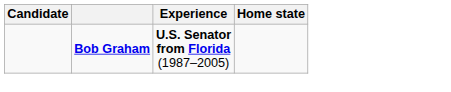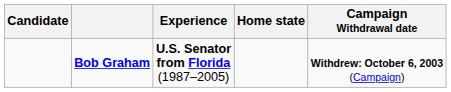+ column: (377, 21)
